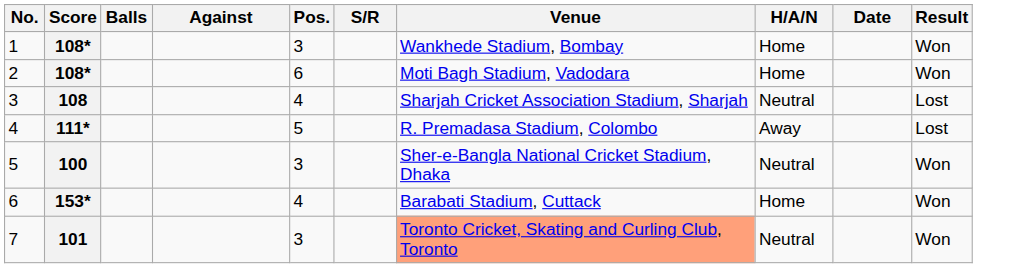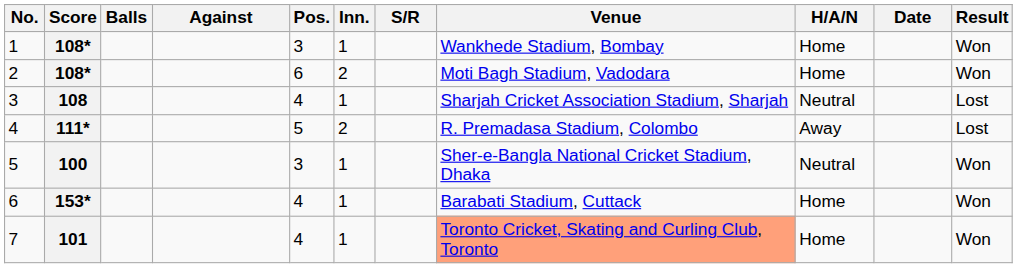+ column: (354, 18)
(298, 239) 3 -> (298, 239) 4
(787, 239) Neutral -> (822, 239) Home
